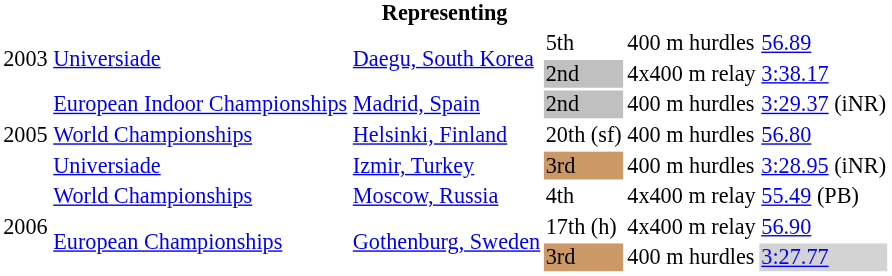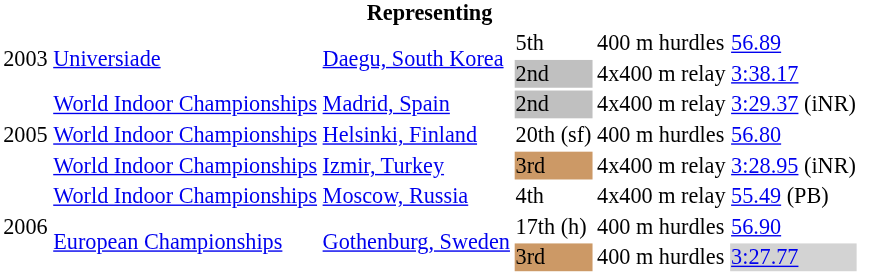(200, 104) European Indoor Championships -> (185, 104) World Indoor Championships
(691, 104) 400 m hurdles -> (661, 104) 4x400 m relay
(153, 134) World Championships -> (185, 134) World Indoor Championships
(107, 165) Universiade -> (185, 165) World Indoor Championships
(691, 165) 400 m hurdles -> (661, 165) 4x400 m relay
(153, 195) World Championships -> (185, 195) World Indoor Championships
(691, 226) 4x400 m relay -> (661, 226) 400 m hurdles
